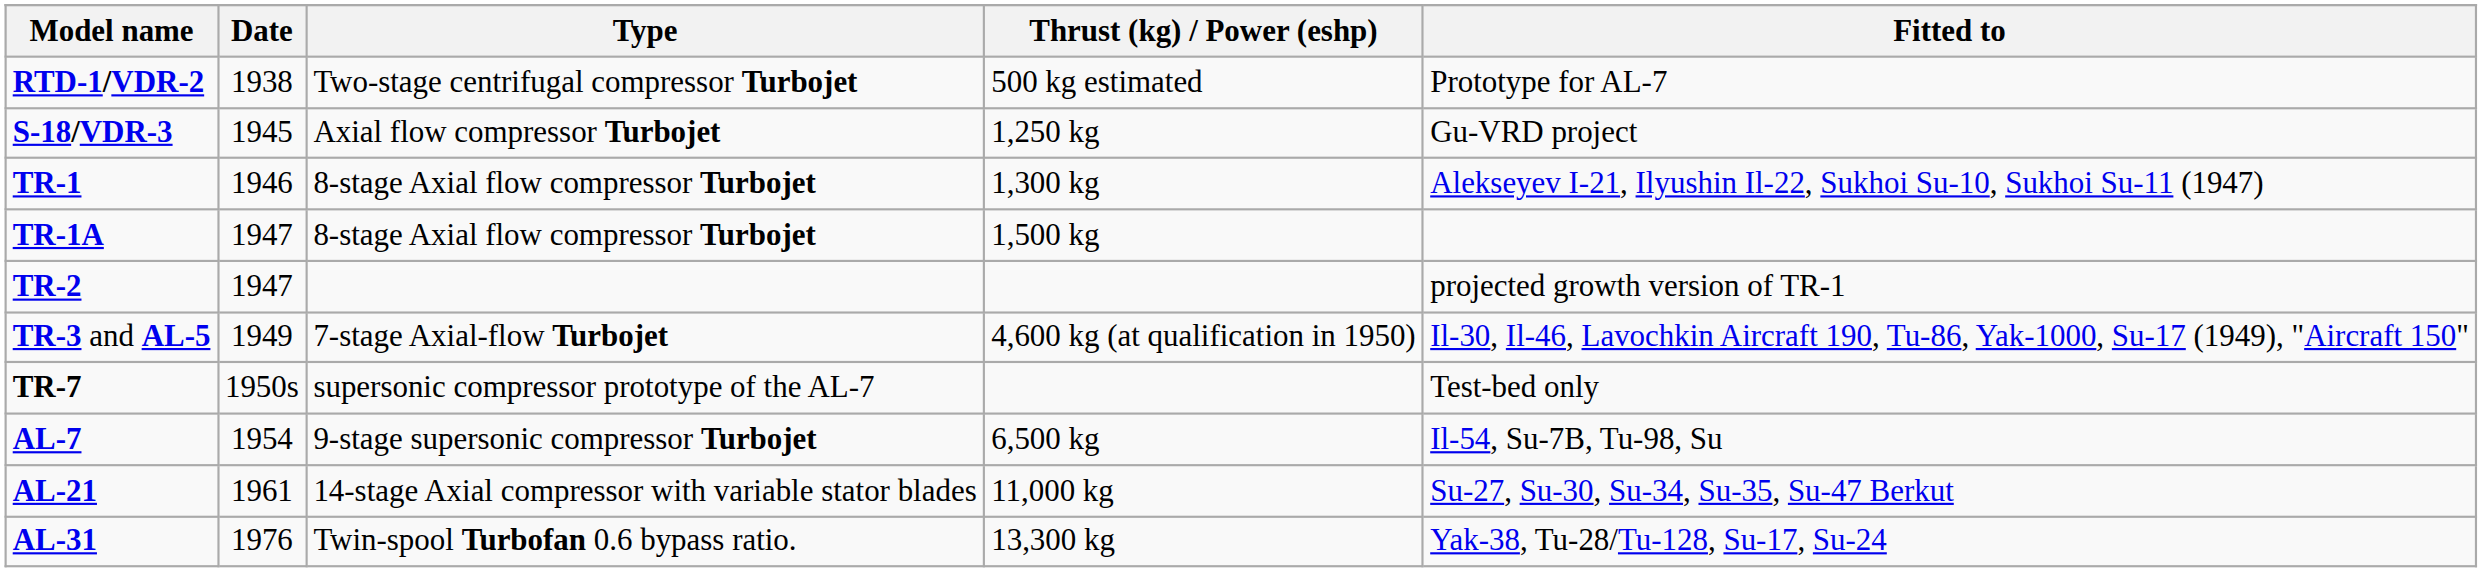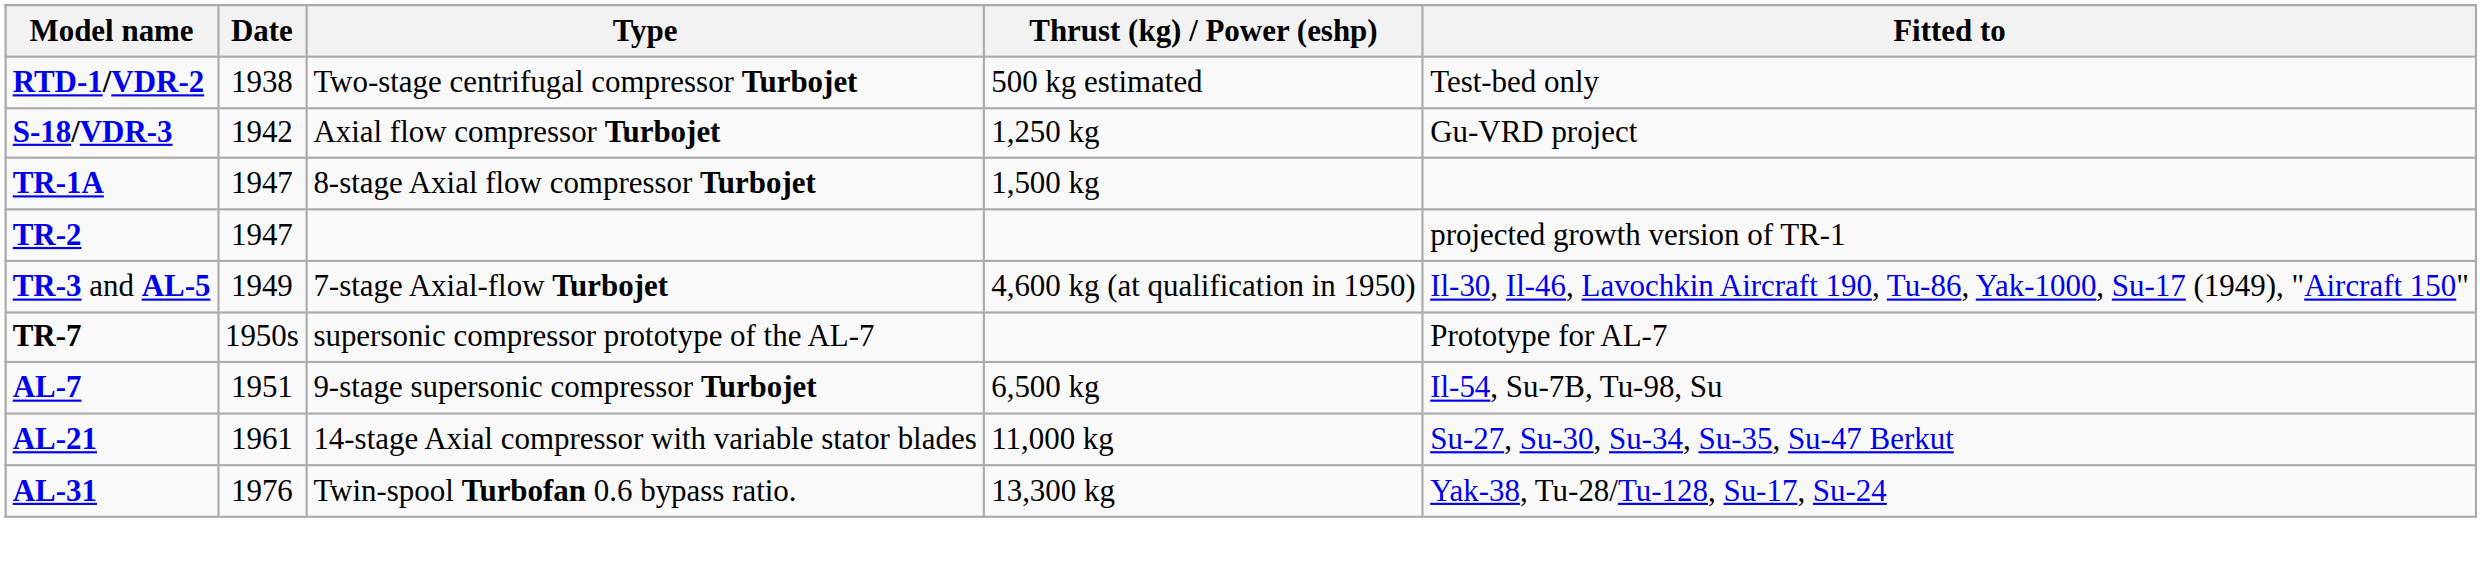(1549, 81) Prototype for AL-7 -> (1515, 81) Test-bed only
(262, 132) 1945 -> (262, 132) 1942
- row: (47, 183)
(1515, 387) Test-bed only -> (1549, 336) Prototype for AL-7
(262, 438) 1954 -> (262, 387) 1951
